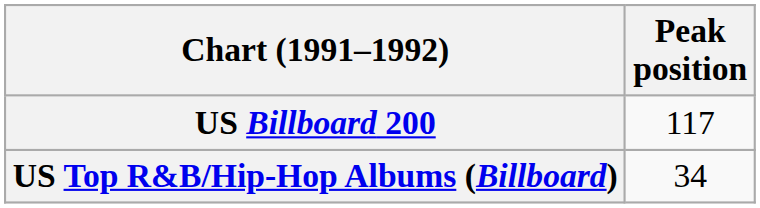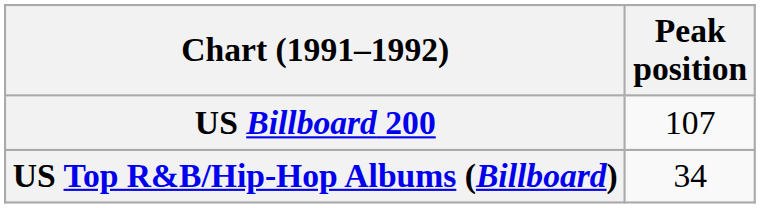(690, 122) 117 -> (690, 122) 107
